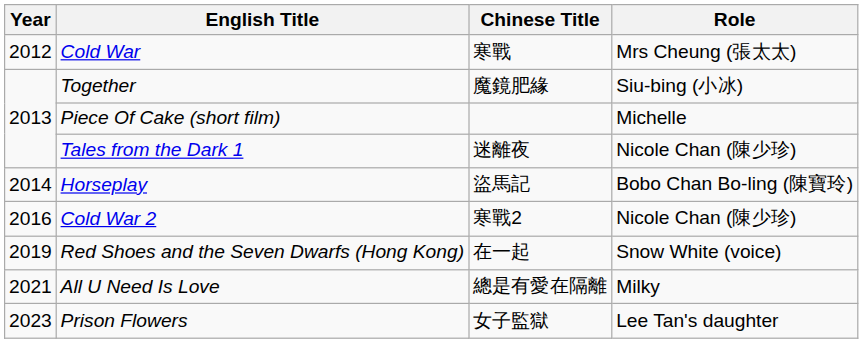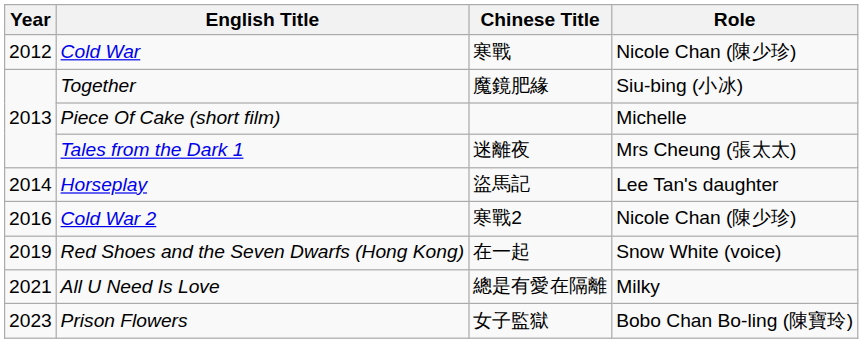(706, 51) Mrs Cheung (張太太) -> (706, 51) Nicole Chan (陳少珍)
(706, 149) Nicole Chan (陳少珍) -> (706, 149) Mrs Cheung (張太太)
(735, 183) Bobo Chan Bo-ling (陳寶玲) -> (697, 184) Lee Tan's daughter
(697, 320) Lee Tan's daughter -> (735, 320) Bobo Chan Bo-ling (陳寶玲)
